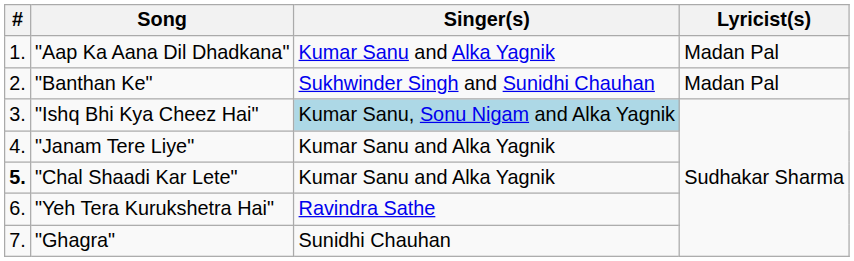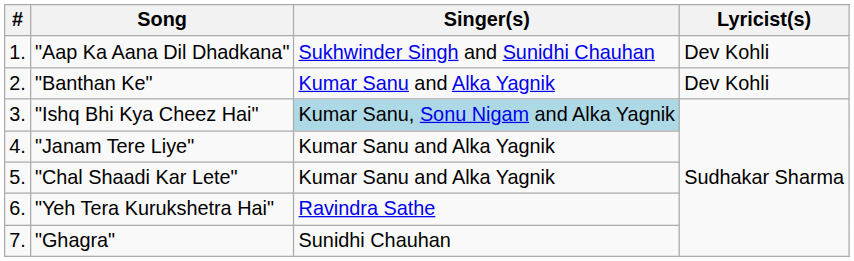(427, 51) Kumar Sanu and Alka Yagnik -> (477, 51) Sukhwinder Singh and Sunidhi Chauhan
(732, 51) Madan Pal -> (727, 51) Dev Kohli
(477, 83) Sukhwinder Singh and Sunidhi Chauhan -> (427, 83) Kumar Sanu and Alka Yagnik
(732, 83) Madan Pal -> (727, 83) Dev Kohli
(17, 177) bold -> (17, 177) normal
